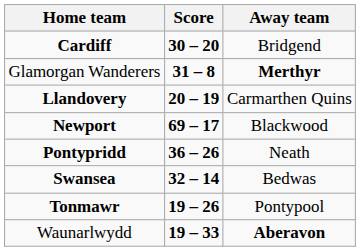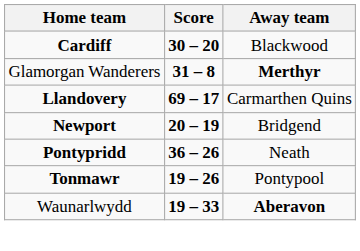(289, 44) Bridgend -> (289, 44) Blackwood
(194, 98) 20 – 19 -> (194, 98) 69 – 17
(194, 125) 69 – 17 -> (194, 125) 20 – 19
(289, 125) Blackwood -> (289, 125) Bridgend
- row: (84, 179)
